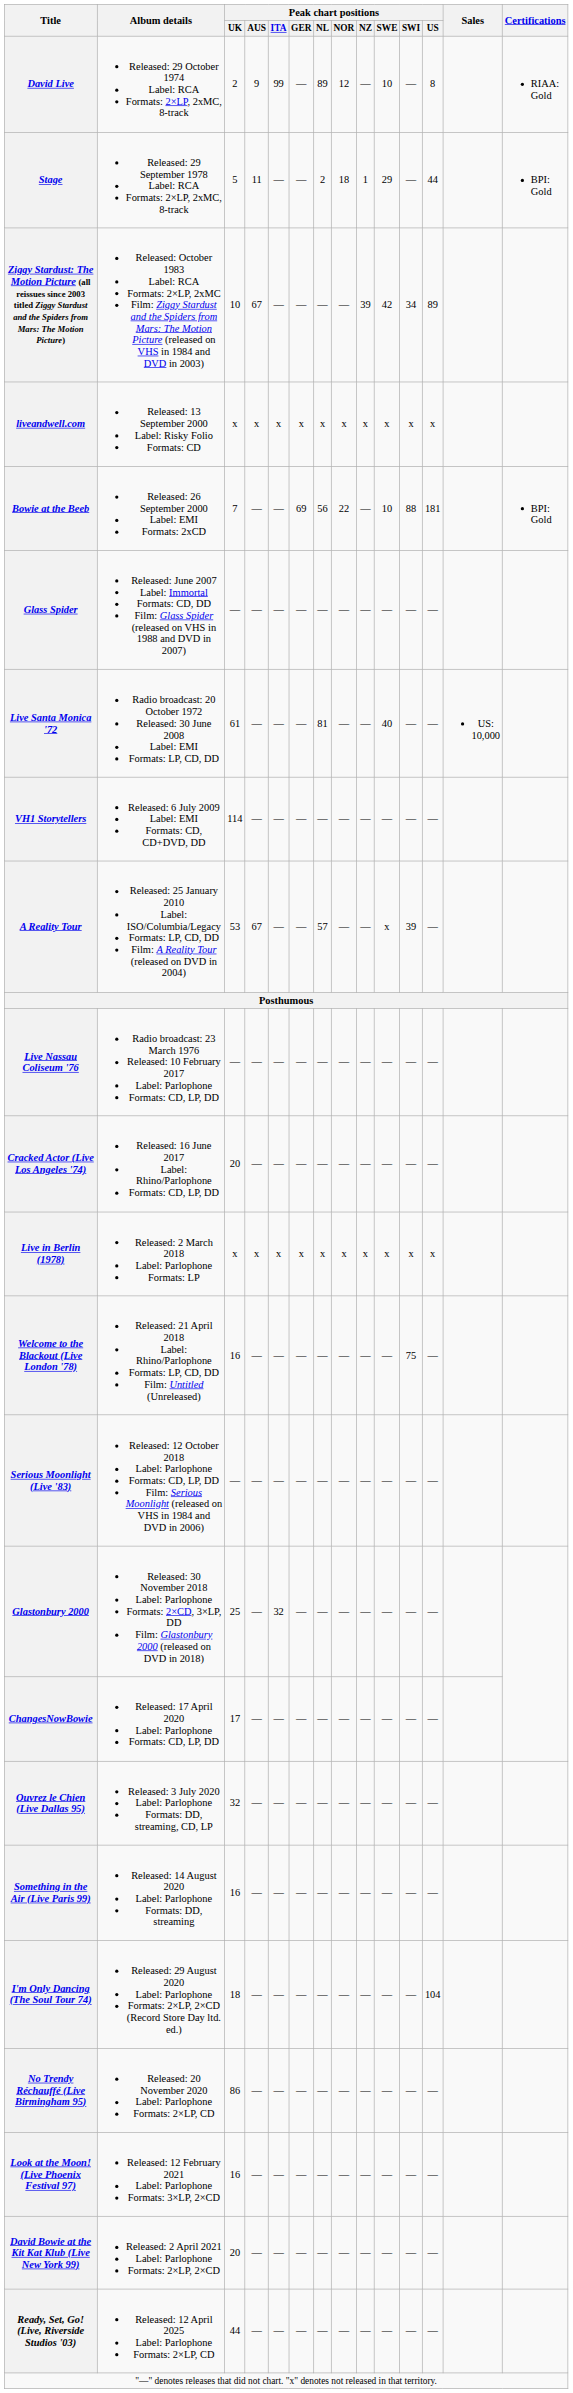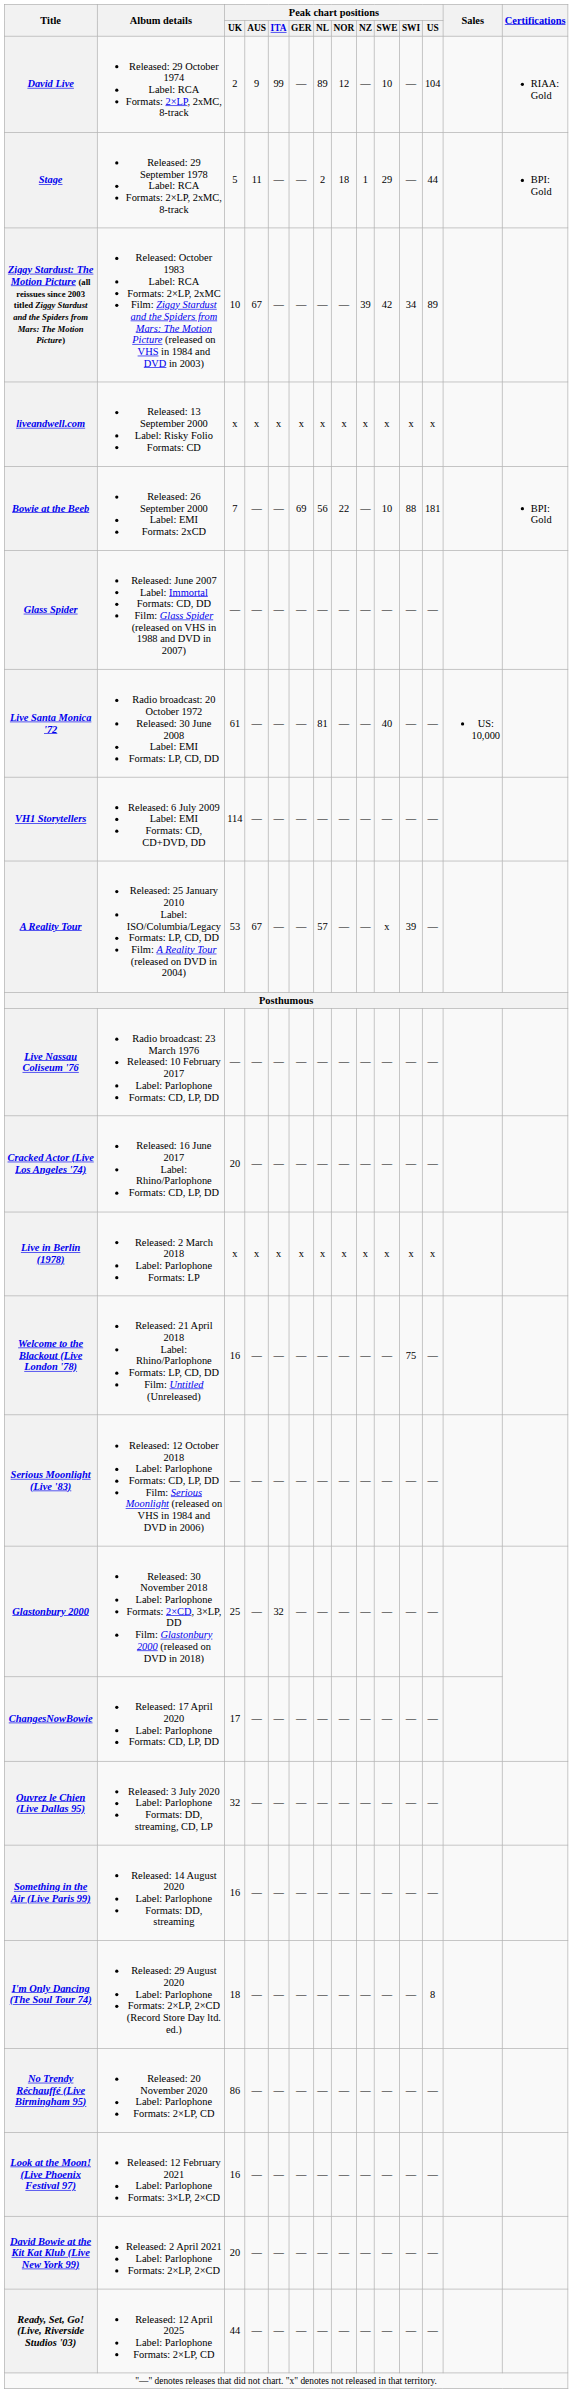(433, 84) 8 -> (433, 84) 104
(433, 1994) 104 -> (433, 1994) 8
